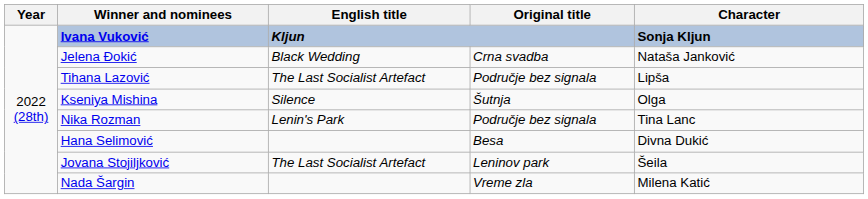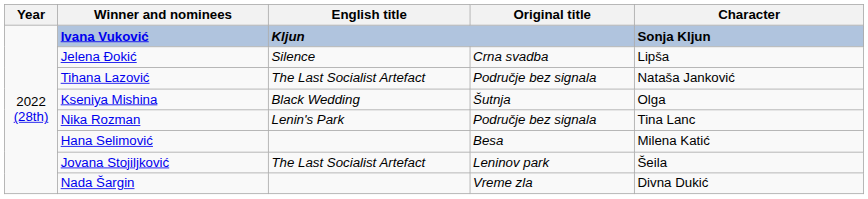(316, 57) Black Wedding -> (293, 57) Silence
(686, 57) Nataša Janković -> (653, 57) Lipša
(653, 78) Lipša -> (686, 78) Nataša Janković
(293, 99) Silence -> (316, 99) Black Wedding
(673, 141) Divna Dukić -> (674, 141) Milena Katić
(674, 183) Milena Katić -> (673, 183) Divna Dukić
